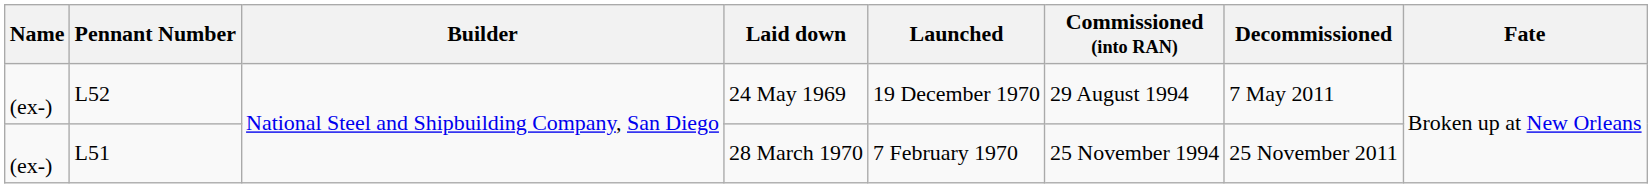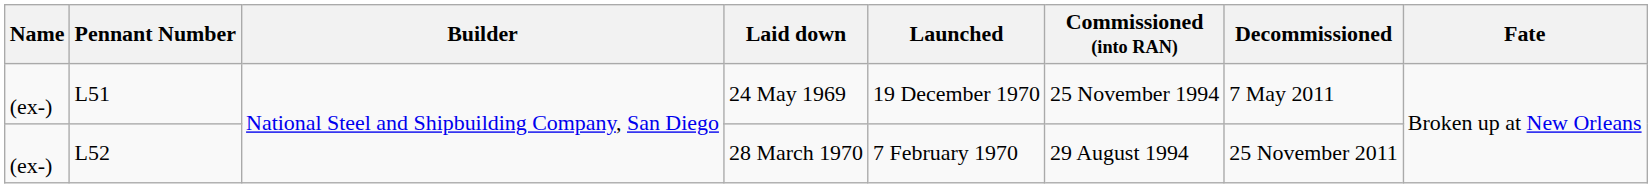(92, 93) L52 -> (92, 93) L51
(1119, 93) 29 August 1994 -> (1135, 93) 25 November 1994
(92, 153) L51 -> (92, 153) L52
(1135, 153) 25 November 1994 -> (1119, 153) 29 August 1994
